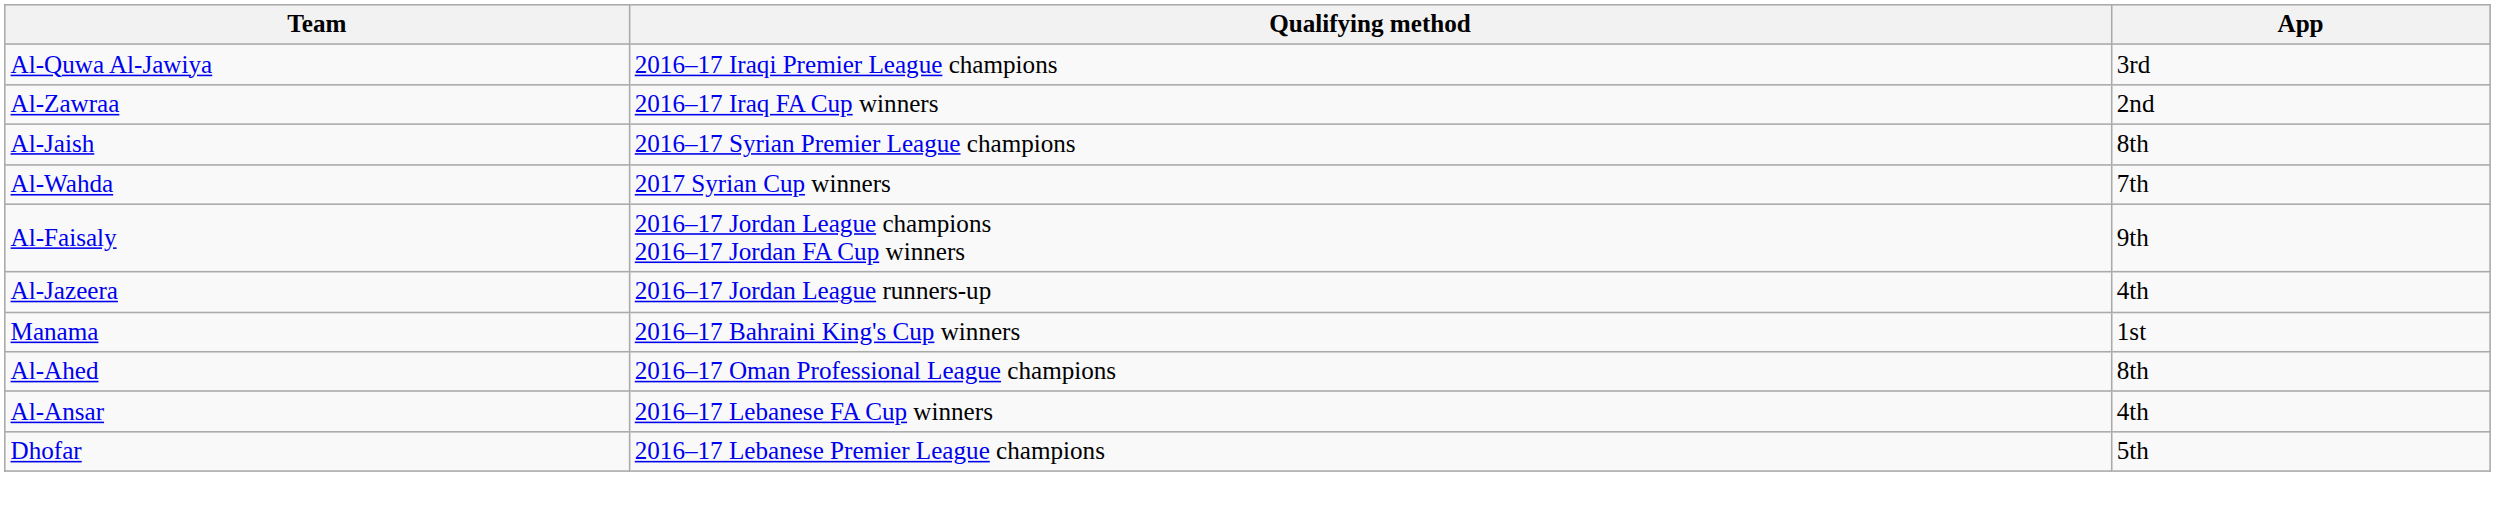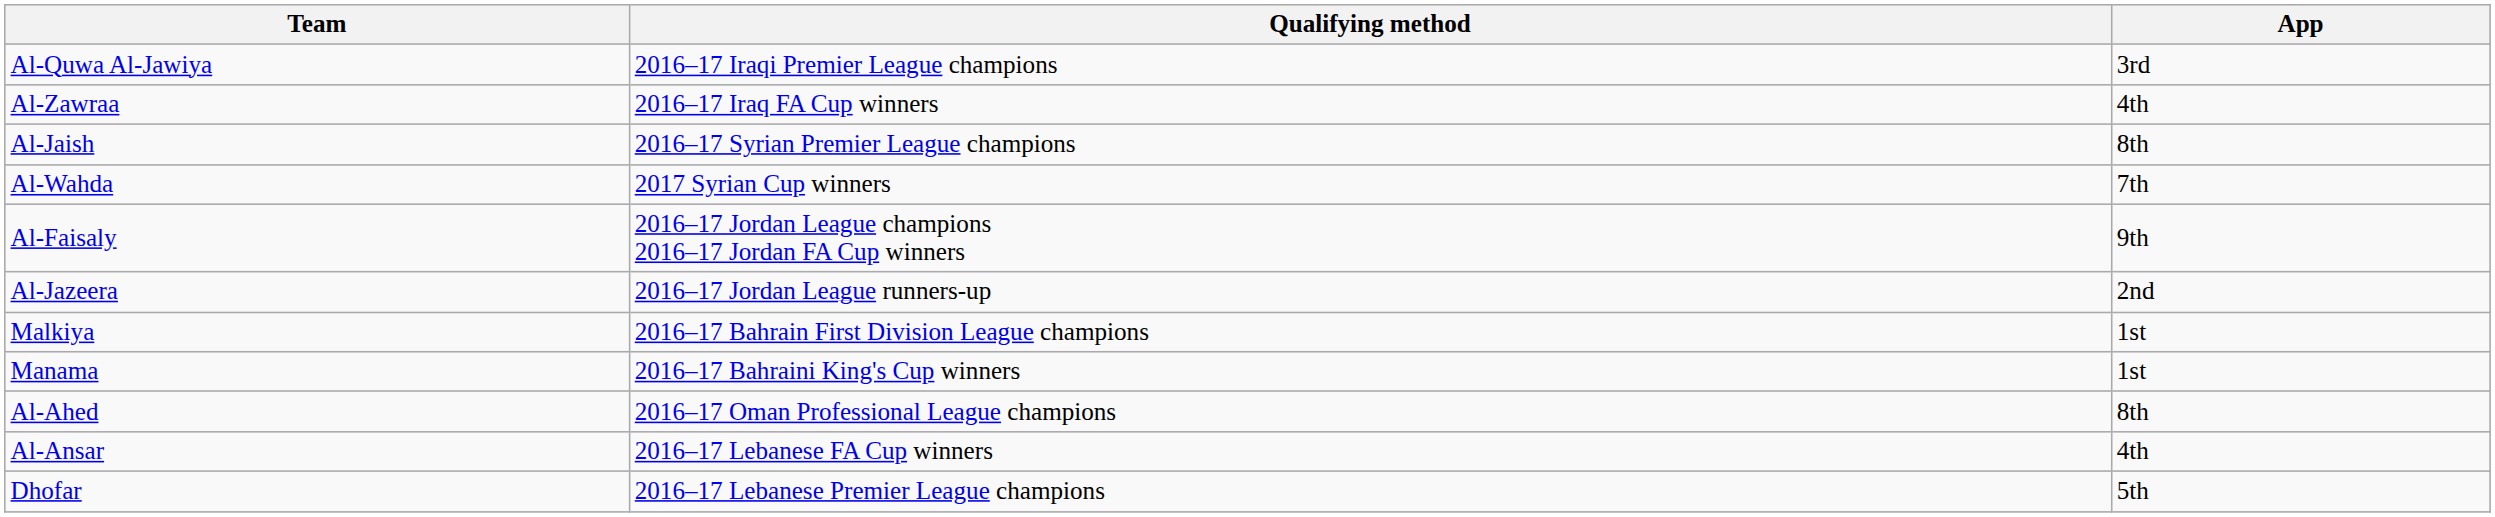(2136, 104) 2nd -> (2133, 104) 4th
(2133, 291) 4th -> (2136, 291) 2nd
+ row: (52, 331)
